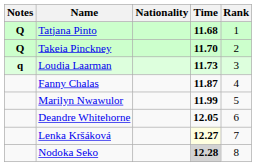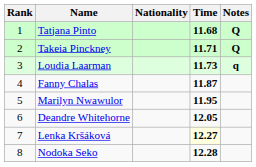columns swapped: (236, 13) <-> (20, 13)
(206, 48) 11.70 -> (205, 48) 11.71
(206, 100) 11.99 -> (205, 100) 11.95
(206, 153) lightgrey background -> (205, 153) no background
